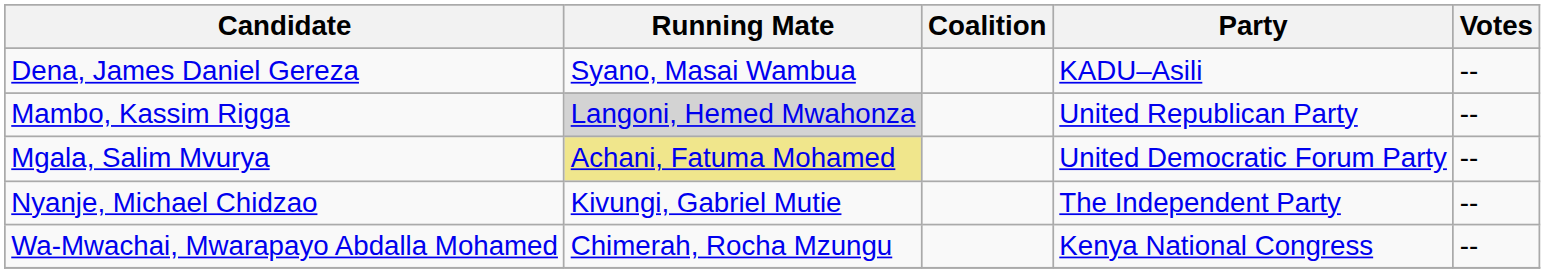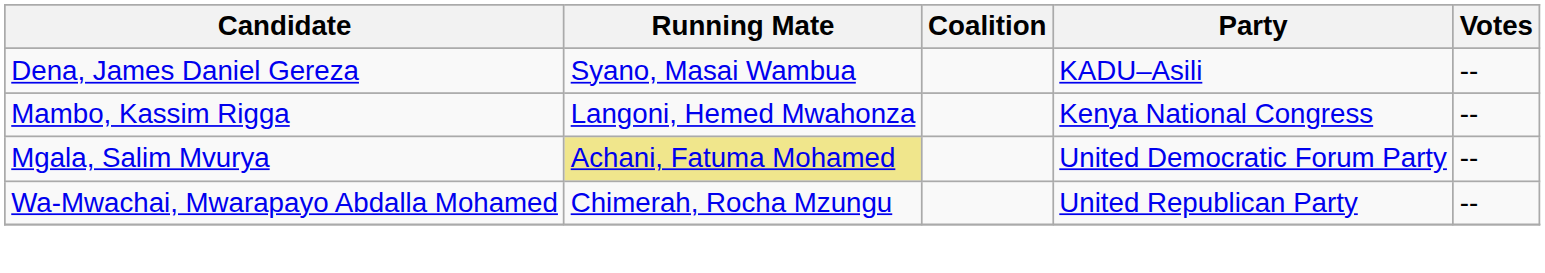(743, 114) lightgrey background -> (743, 114) no background
(1209, 114) United Republican Party -> (1216, 114) Kenya National Congress
- row: (164, 202)
(1216, 245) Kenya National Congress -> (1209, 202) United Republican Party
